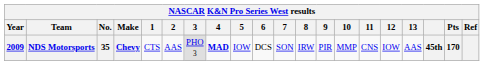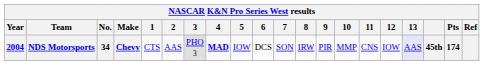(15, 47) 2009 -> (15, 47) 2004
(105, 47) 35 -> (105, 47) 34
(413, 47) no background -> (413, 47) lavender background
(453, 47) 170 -> (453, 47) 174
